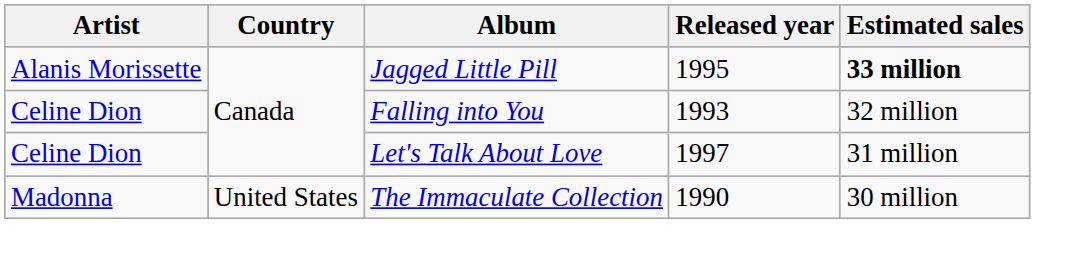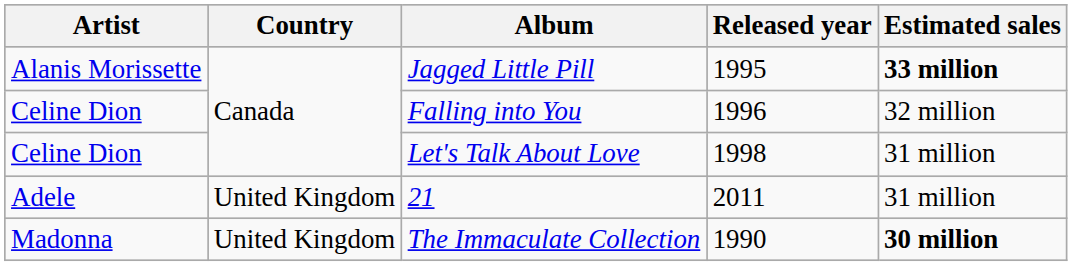(702, 111) 1993 -> (740, 111) 1996
(702, 153) 1997 -> (740, 153) 1998
+ row: (421, 196)
(286, 196) United States -> (305, 238) United Kingdom
(902, 196) normal -> (941, 238) bold
